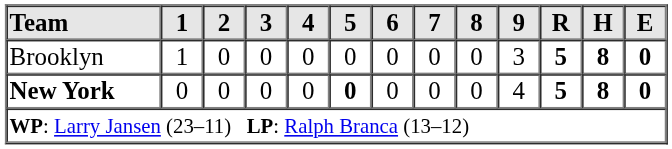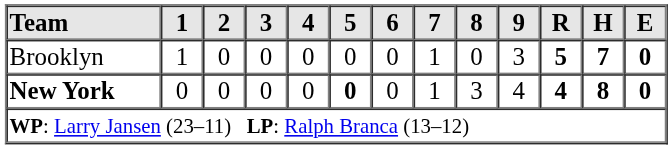(434, 56) 0 -> (434, 56) 1
(603, 56) 8 -> (603, 56) 7
(434, 91) 0 -> (434, 91) 1
(477, 91) 0 -> (477, 91) 3
(561, 91) 5 -> (561, 91) 4
